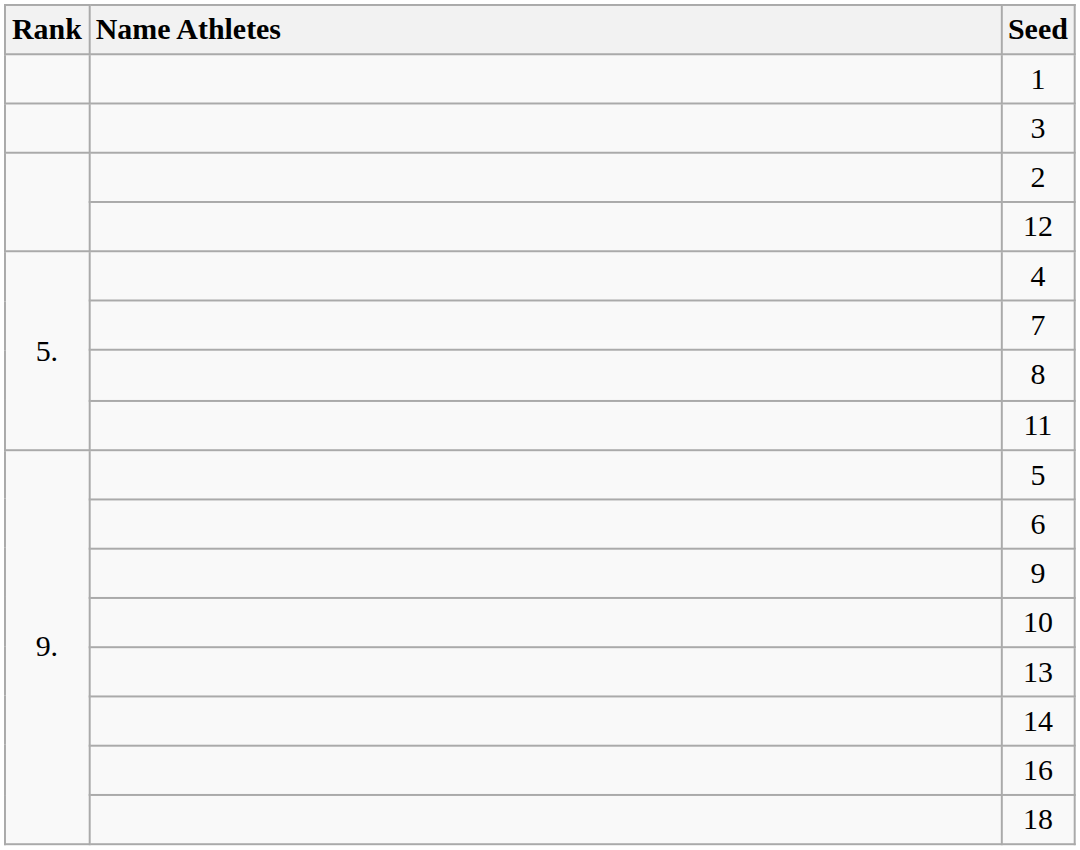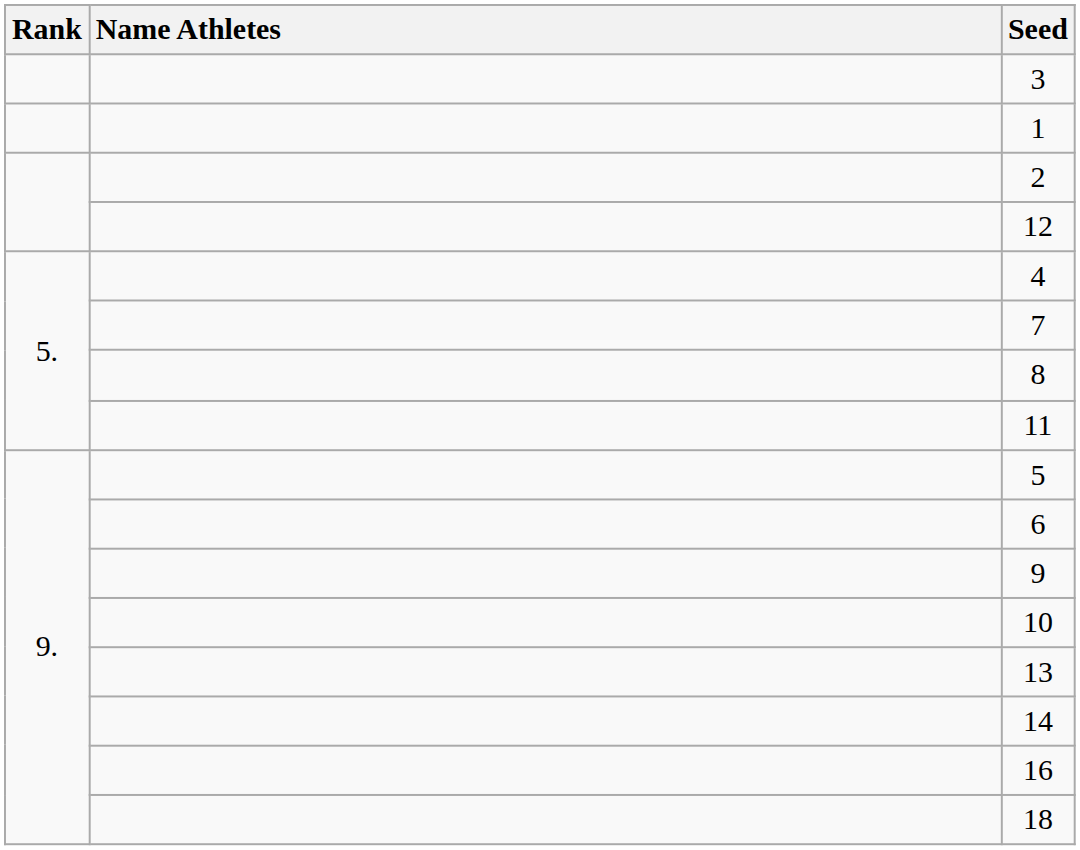rows swapped: (1038, 128) <-> (1038, 78)
